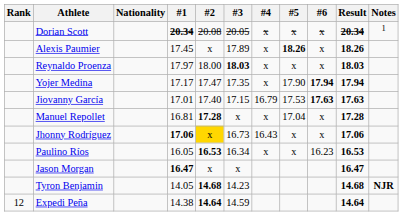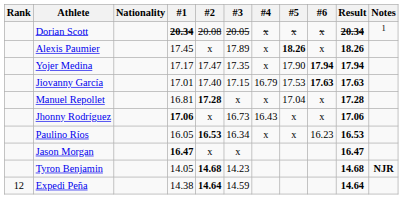- row: (73, 66)
(210, 134) gold background -> (210, 117) no background
